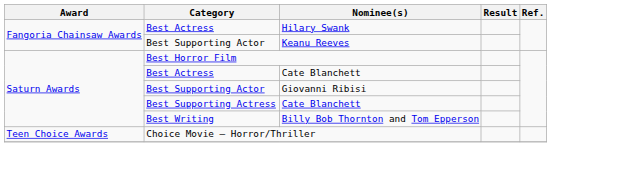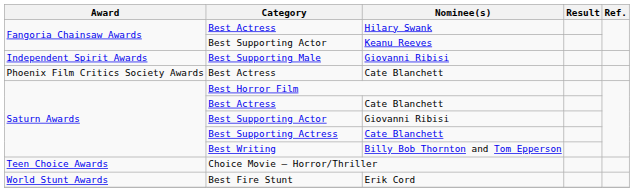+ row: (77, 58)
+ row: (105, 73)
+ row: (57, 180)
